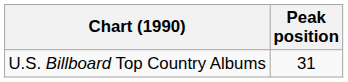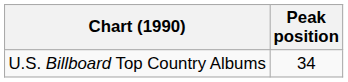(306, 63) 31 -> (306, 63) 34
